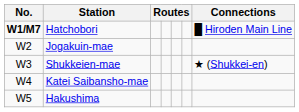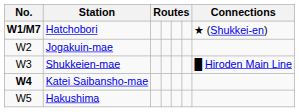(243, 30) █ Hiroden Main Line -> (231, 30) ★ (Shukkei-en)
(231, 64) ★ (Shukkei-en) -> (243, 64) █ Hiroden Main Line
(24, 81) normal -> (24, 81) bold
